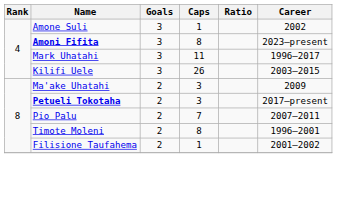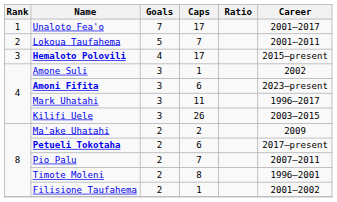+ row: (68, 27)
+ row: (77, 41)
+ row: (79, 56)
(199, 41) 8 -> (199, 86) 6
(199, 86) 3 -> (199, 130) 2
(199, 101) 3 -> (199, 145) 6
